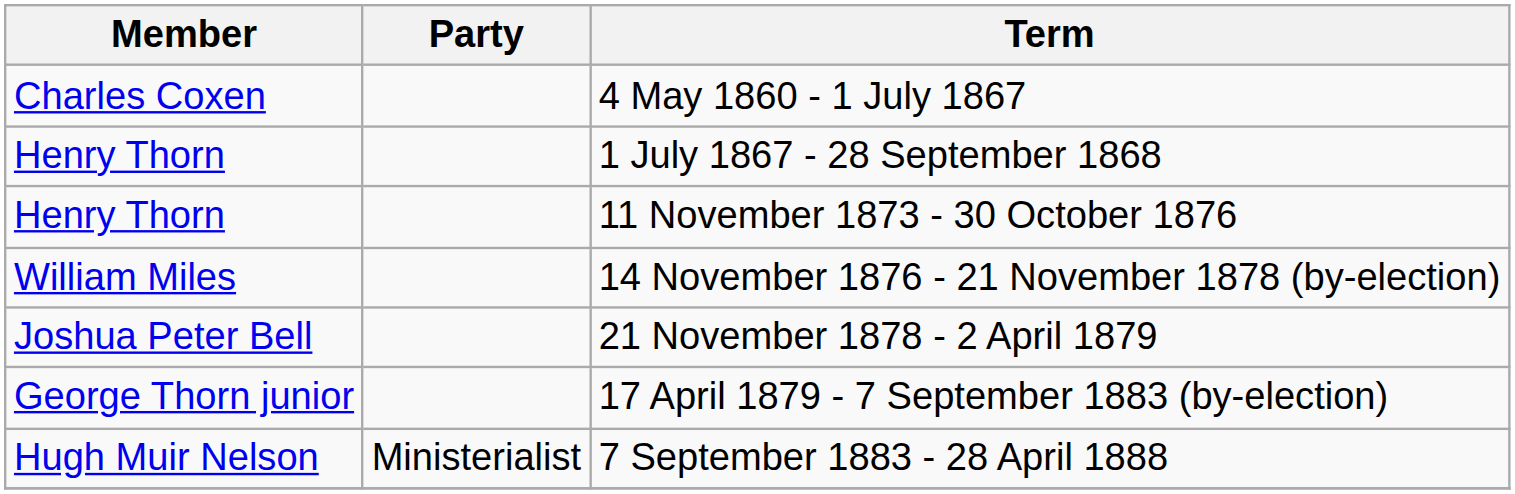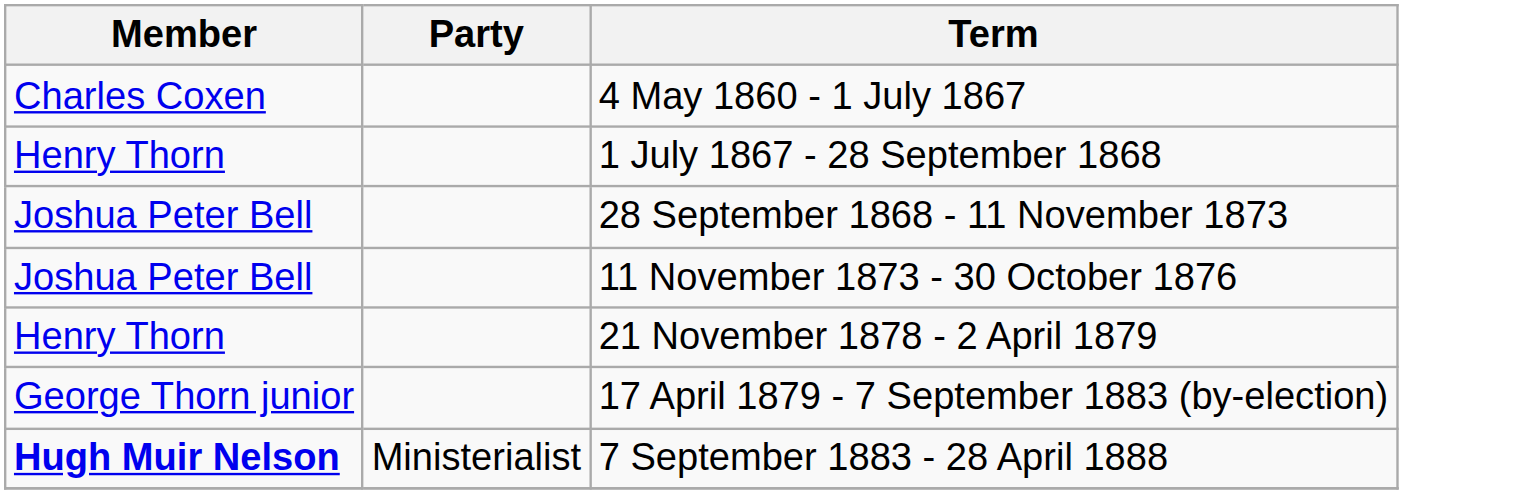+ row: (943, 215)
(119, 215) Henry Thorn -> (163, 276) Joshua Peter Bell
- row: (1050, 276)
(163, 336) Joshua Peter Bell -> (119, 336) Henry Thorn
(166, 457) normal -> (177, 457) bold
